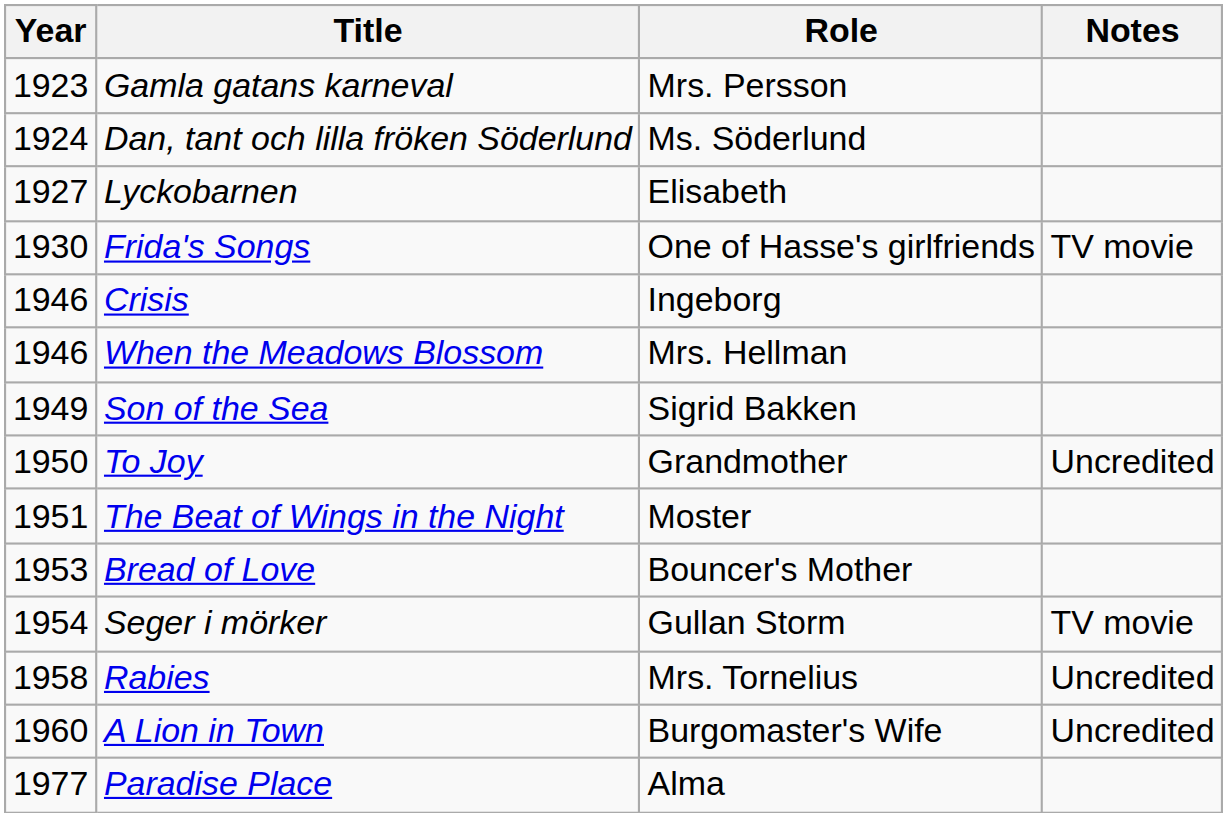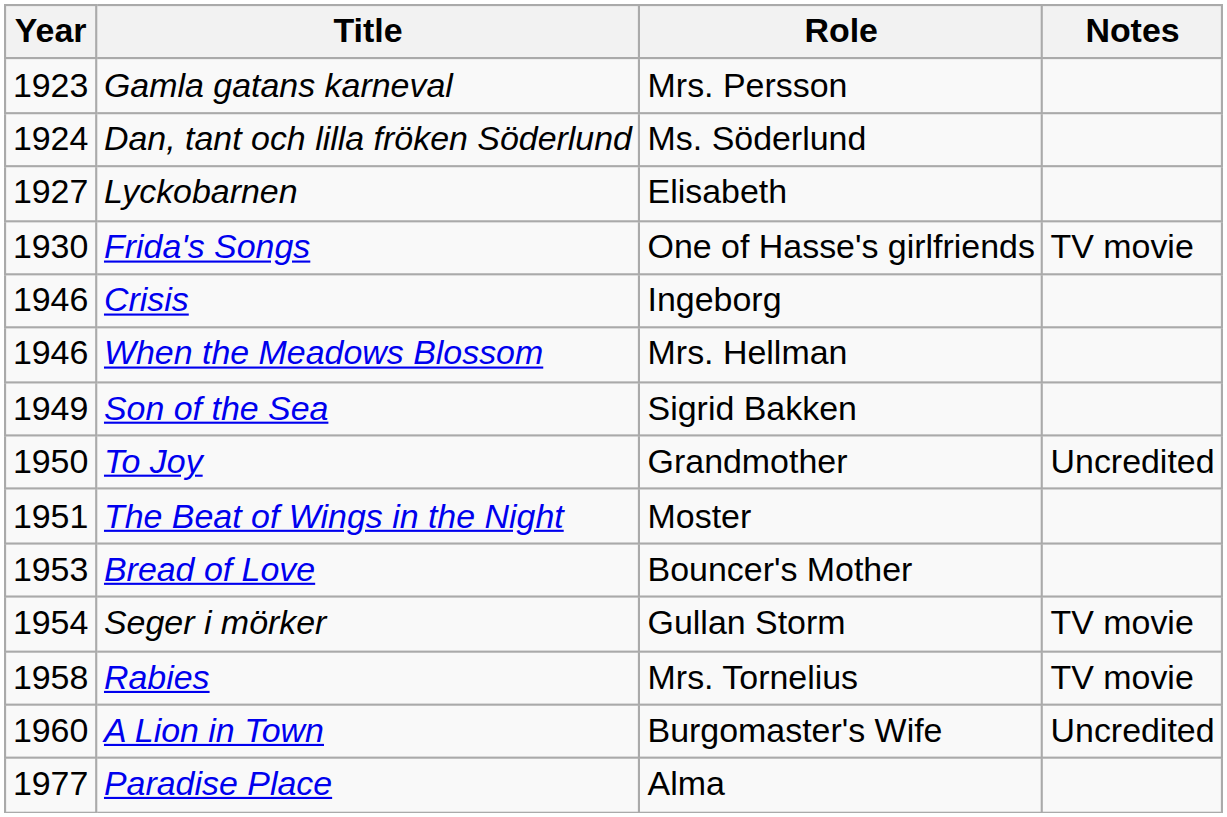(1133, 676) Uncredited -> (1122, 676) TV movie
